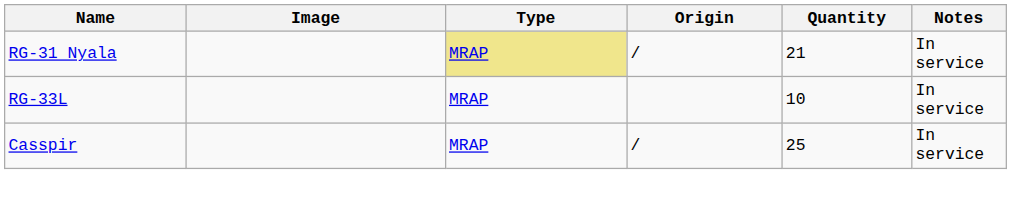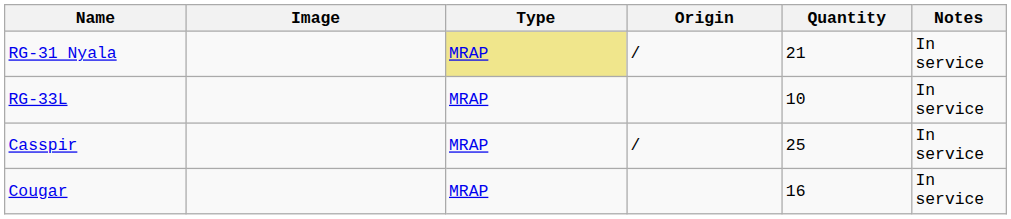+ row: (38, 191)
